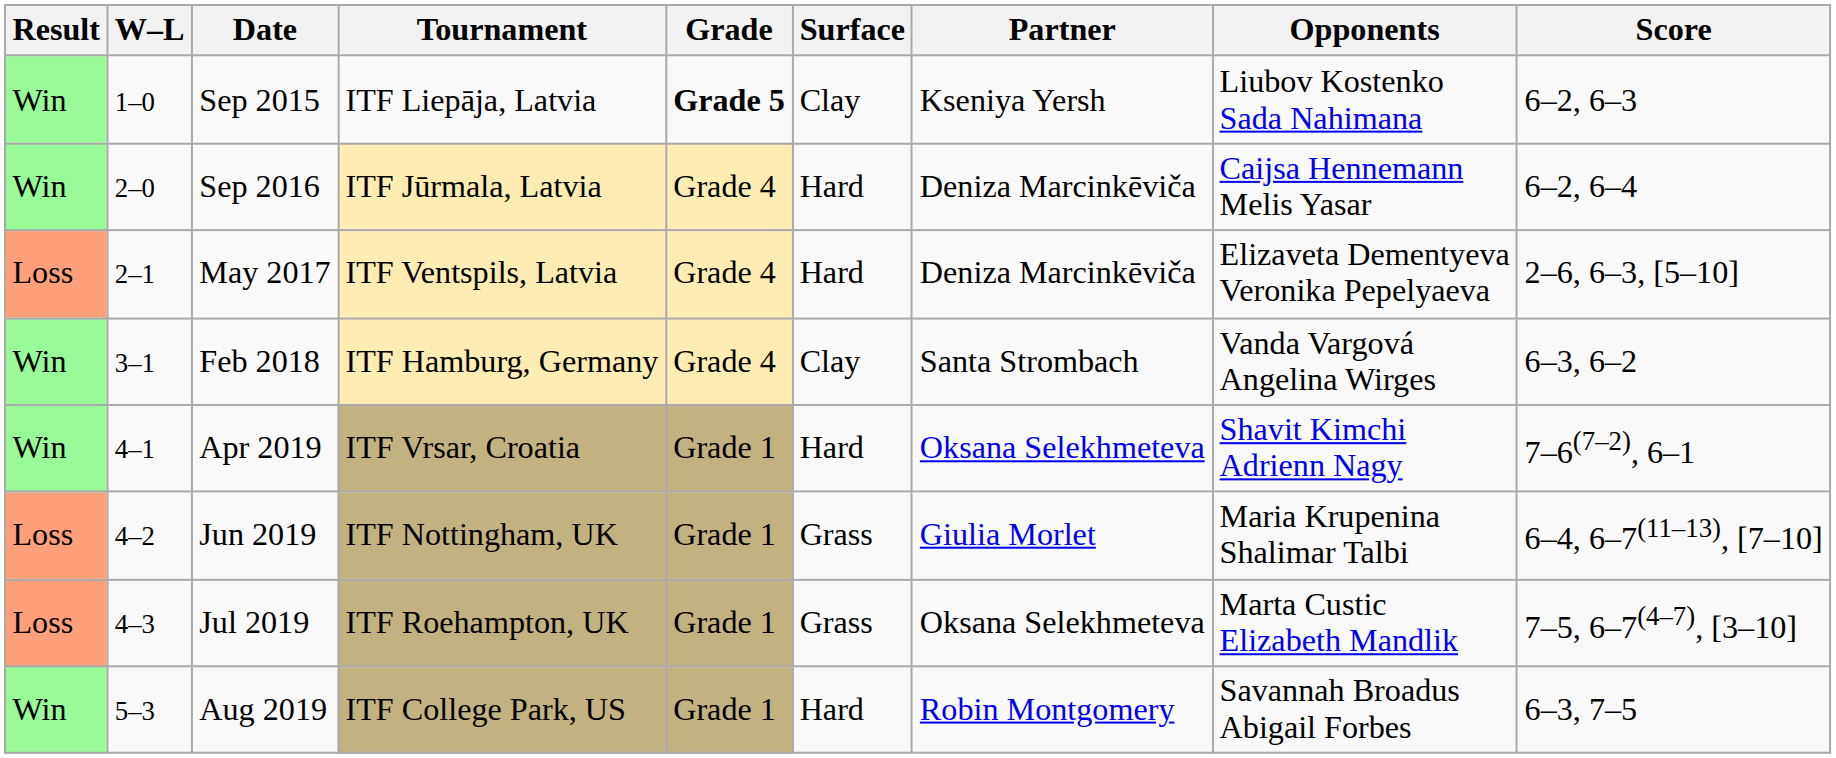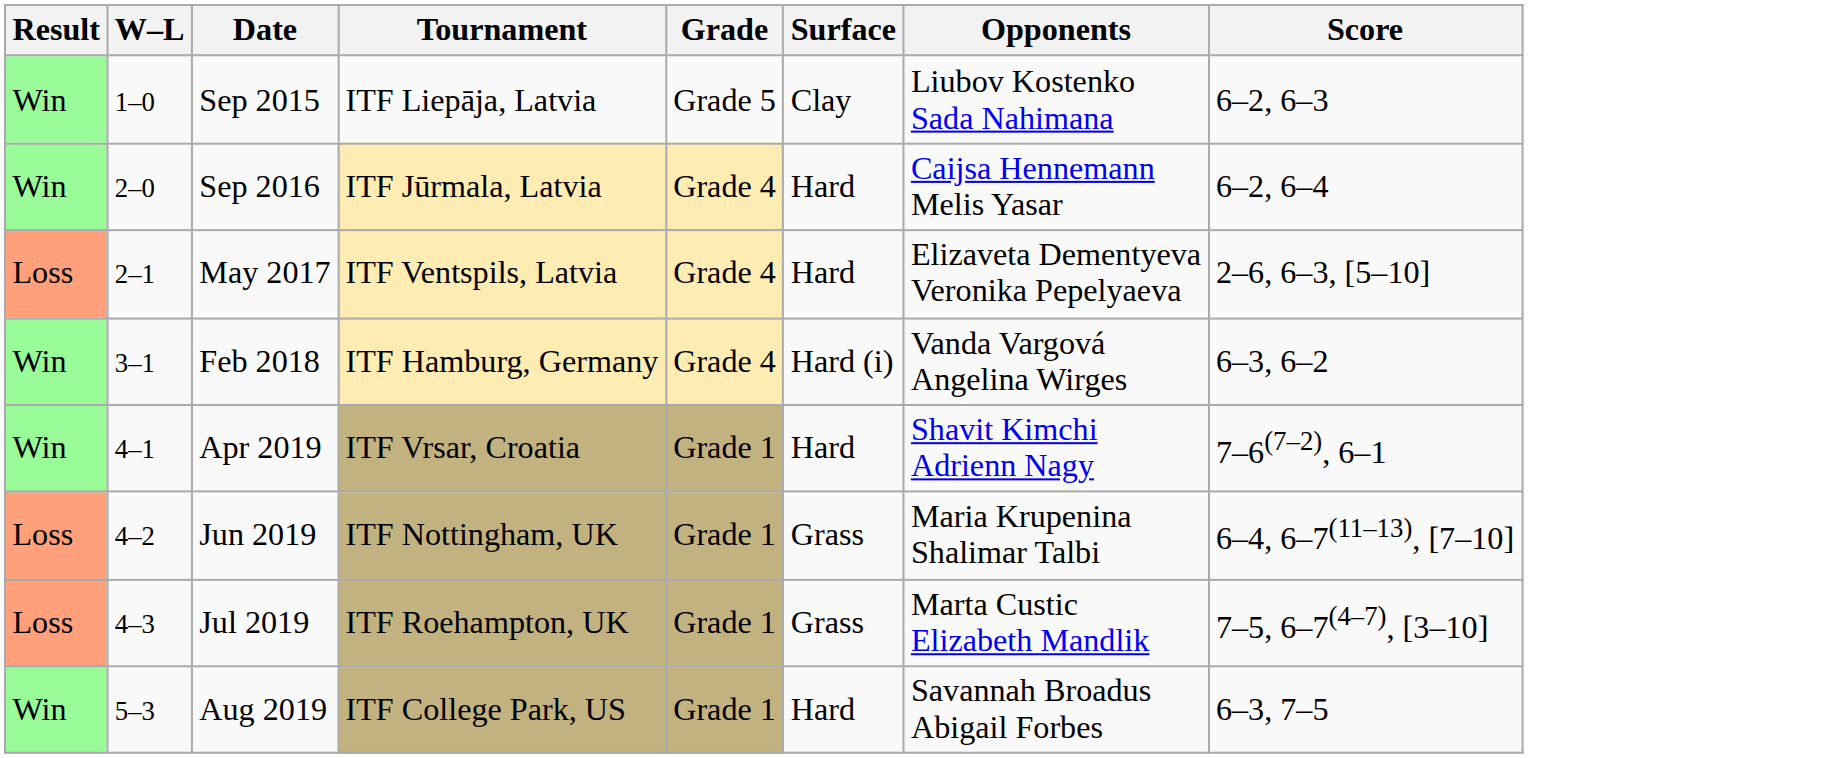- column: (1062, 30)
(729, 99) bold -> (725, 99) normal
(830, 360) Clay -> (842, 360) Hard (i)
